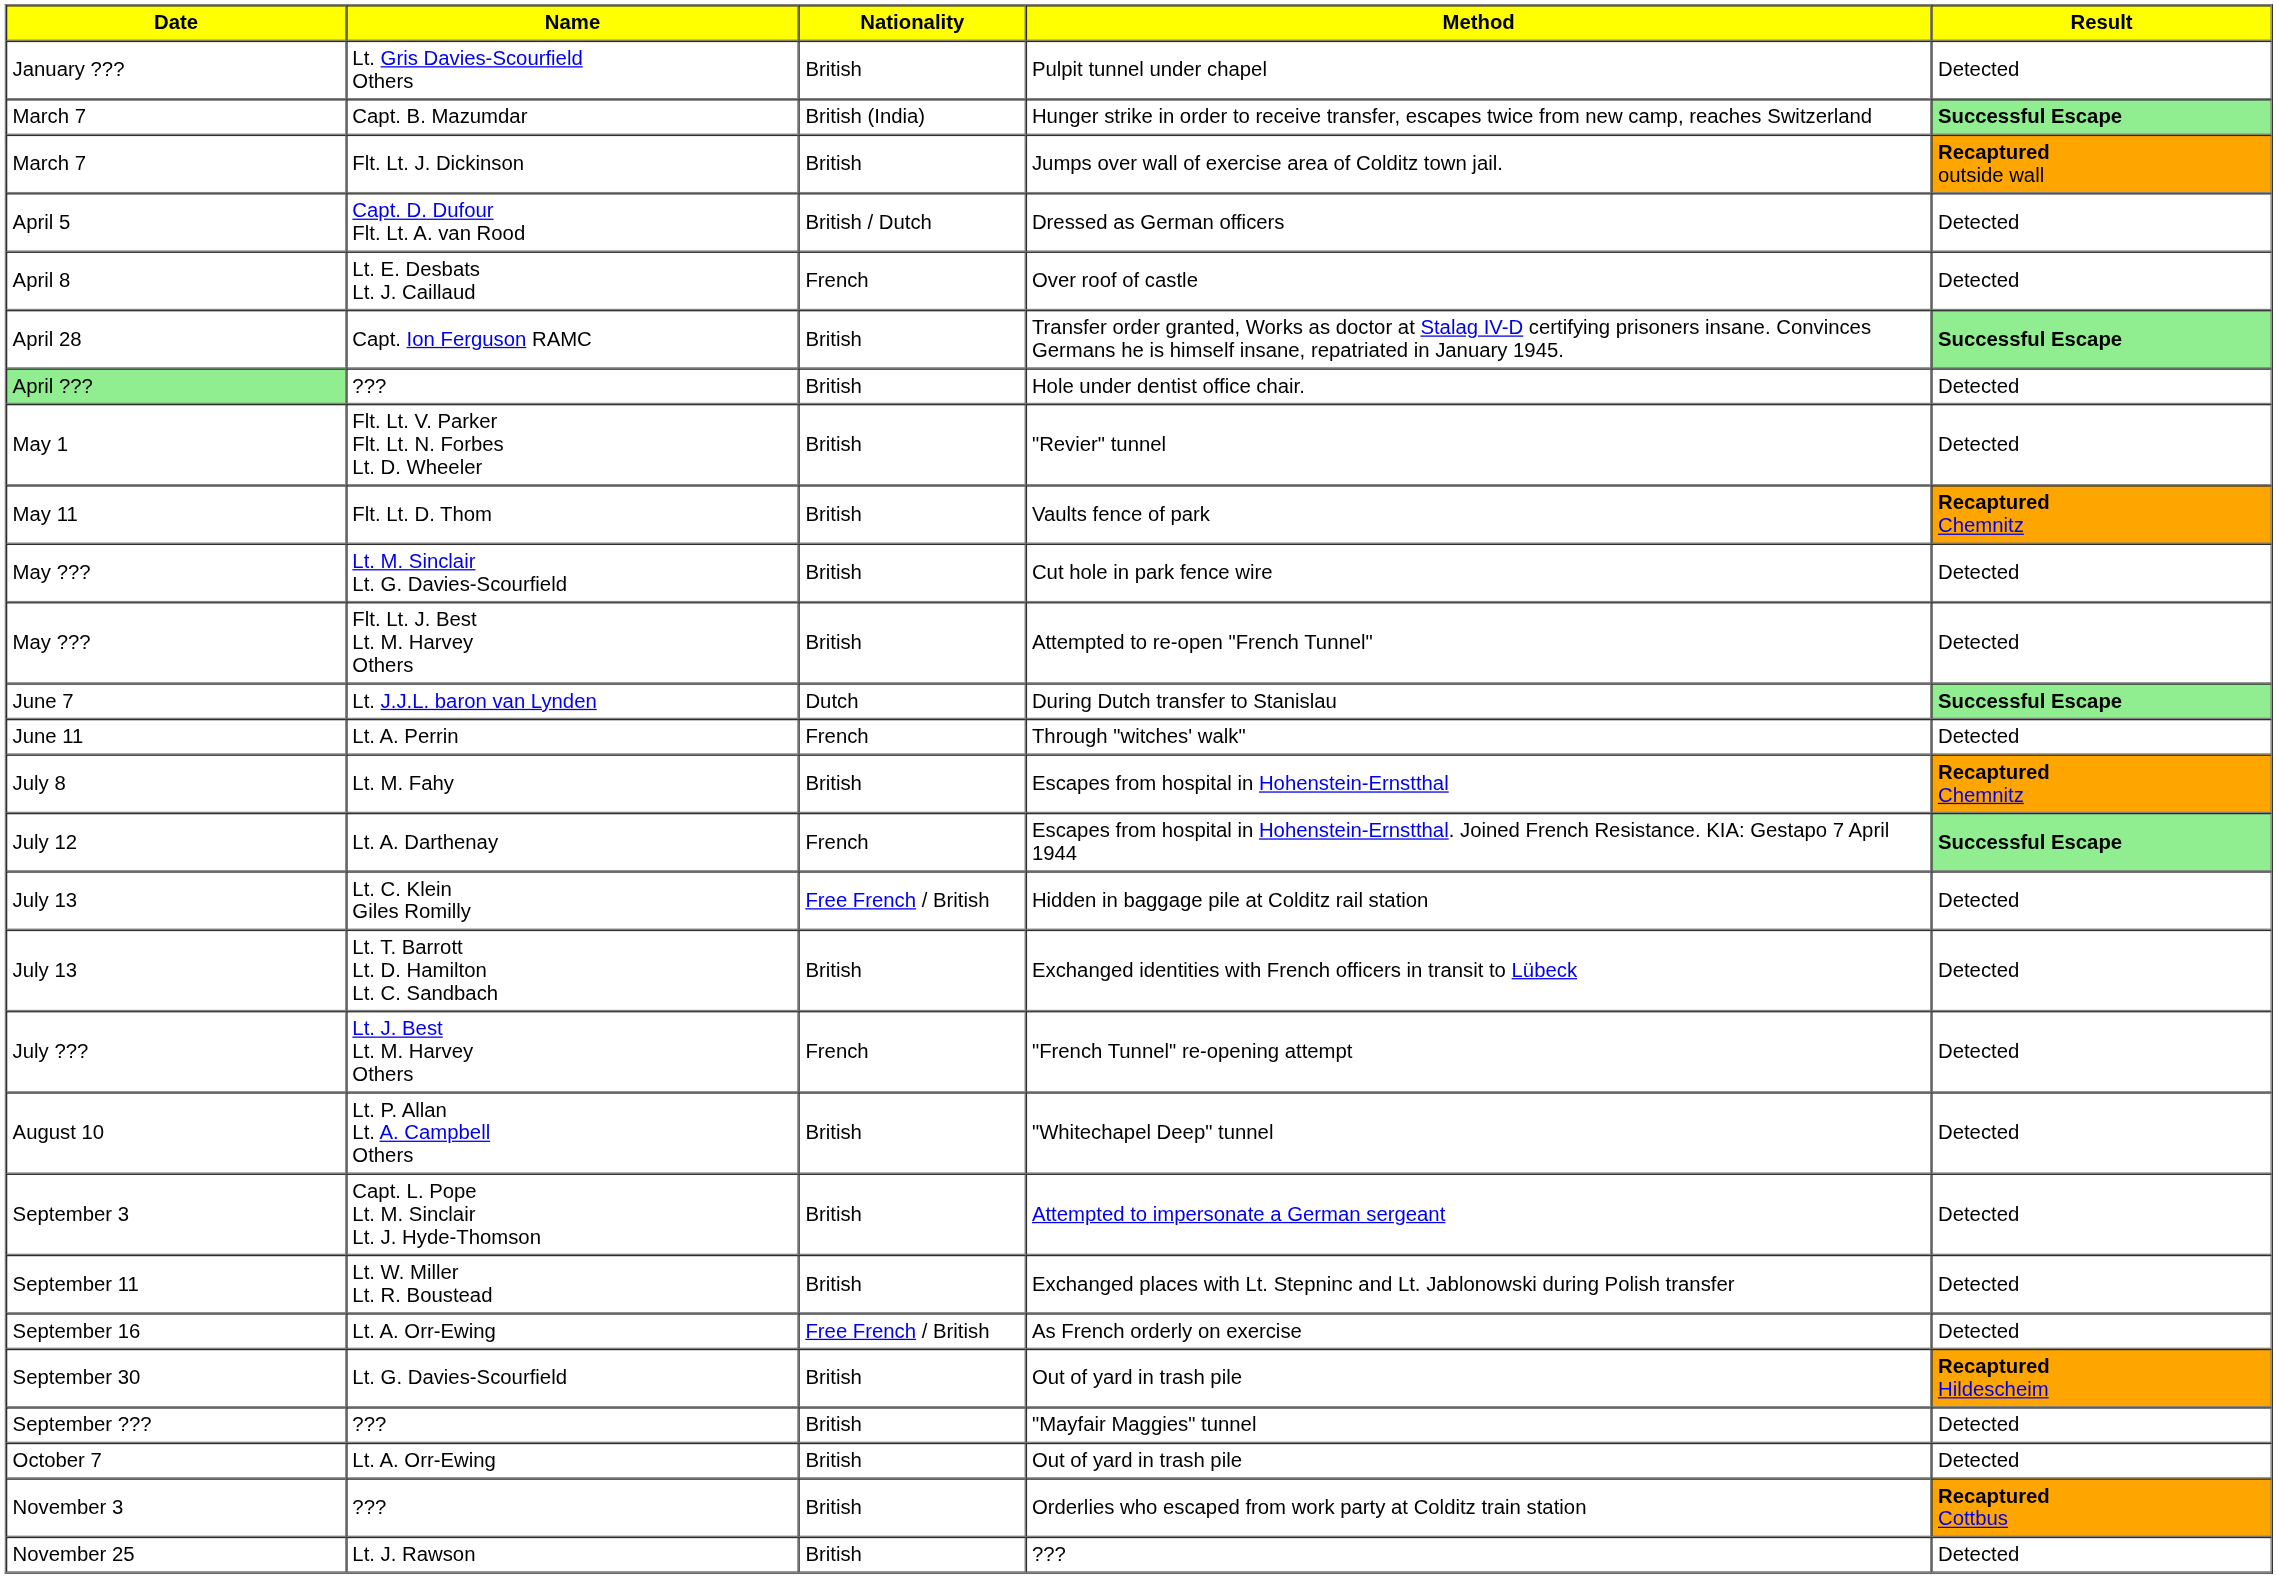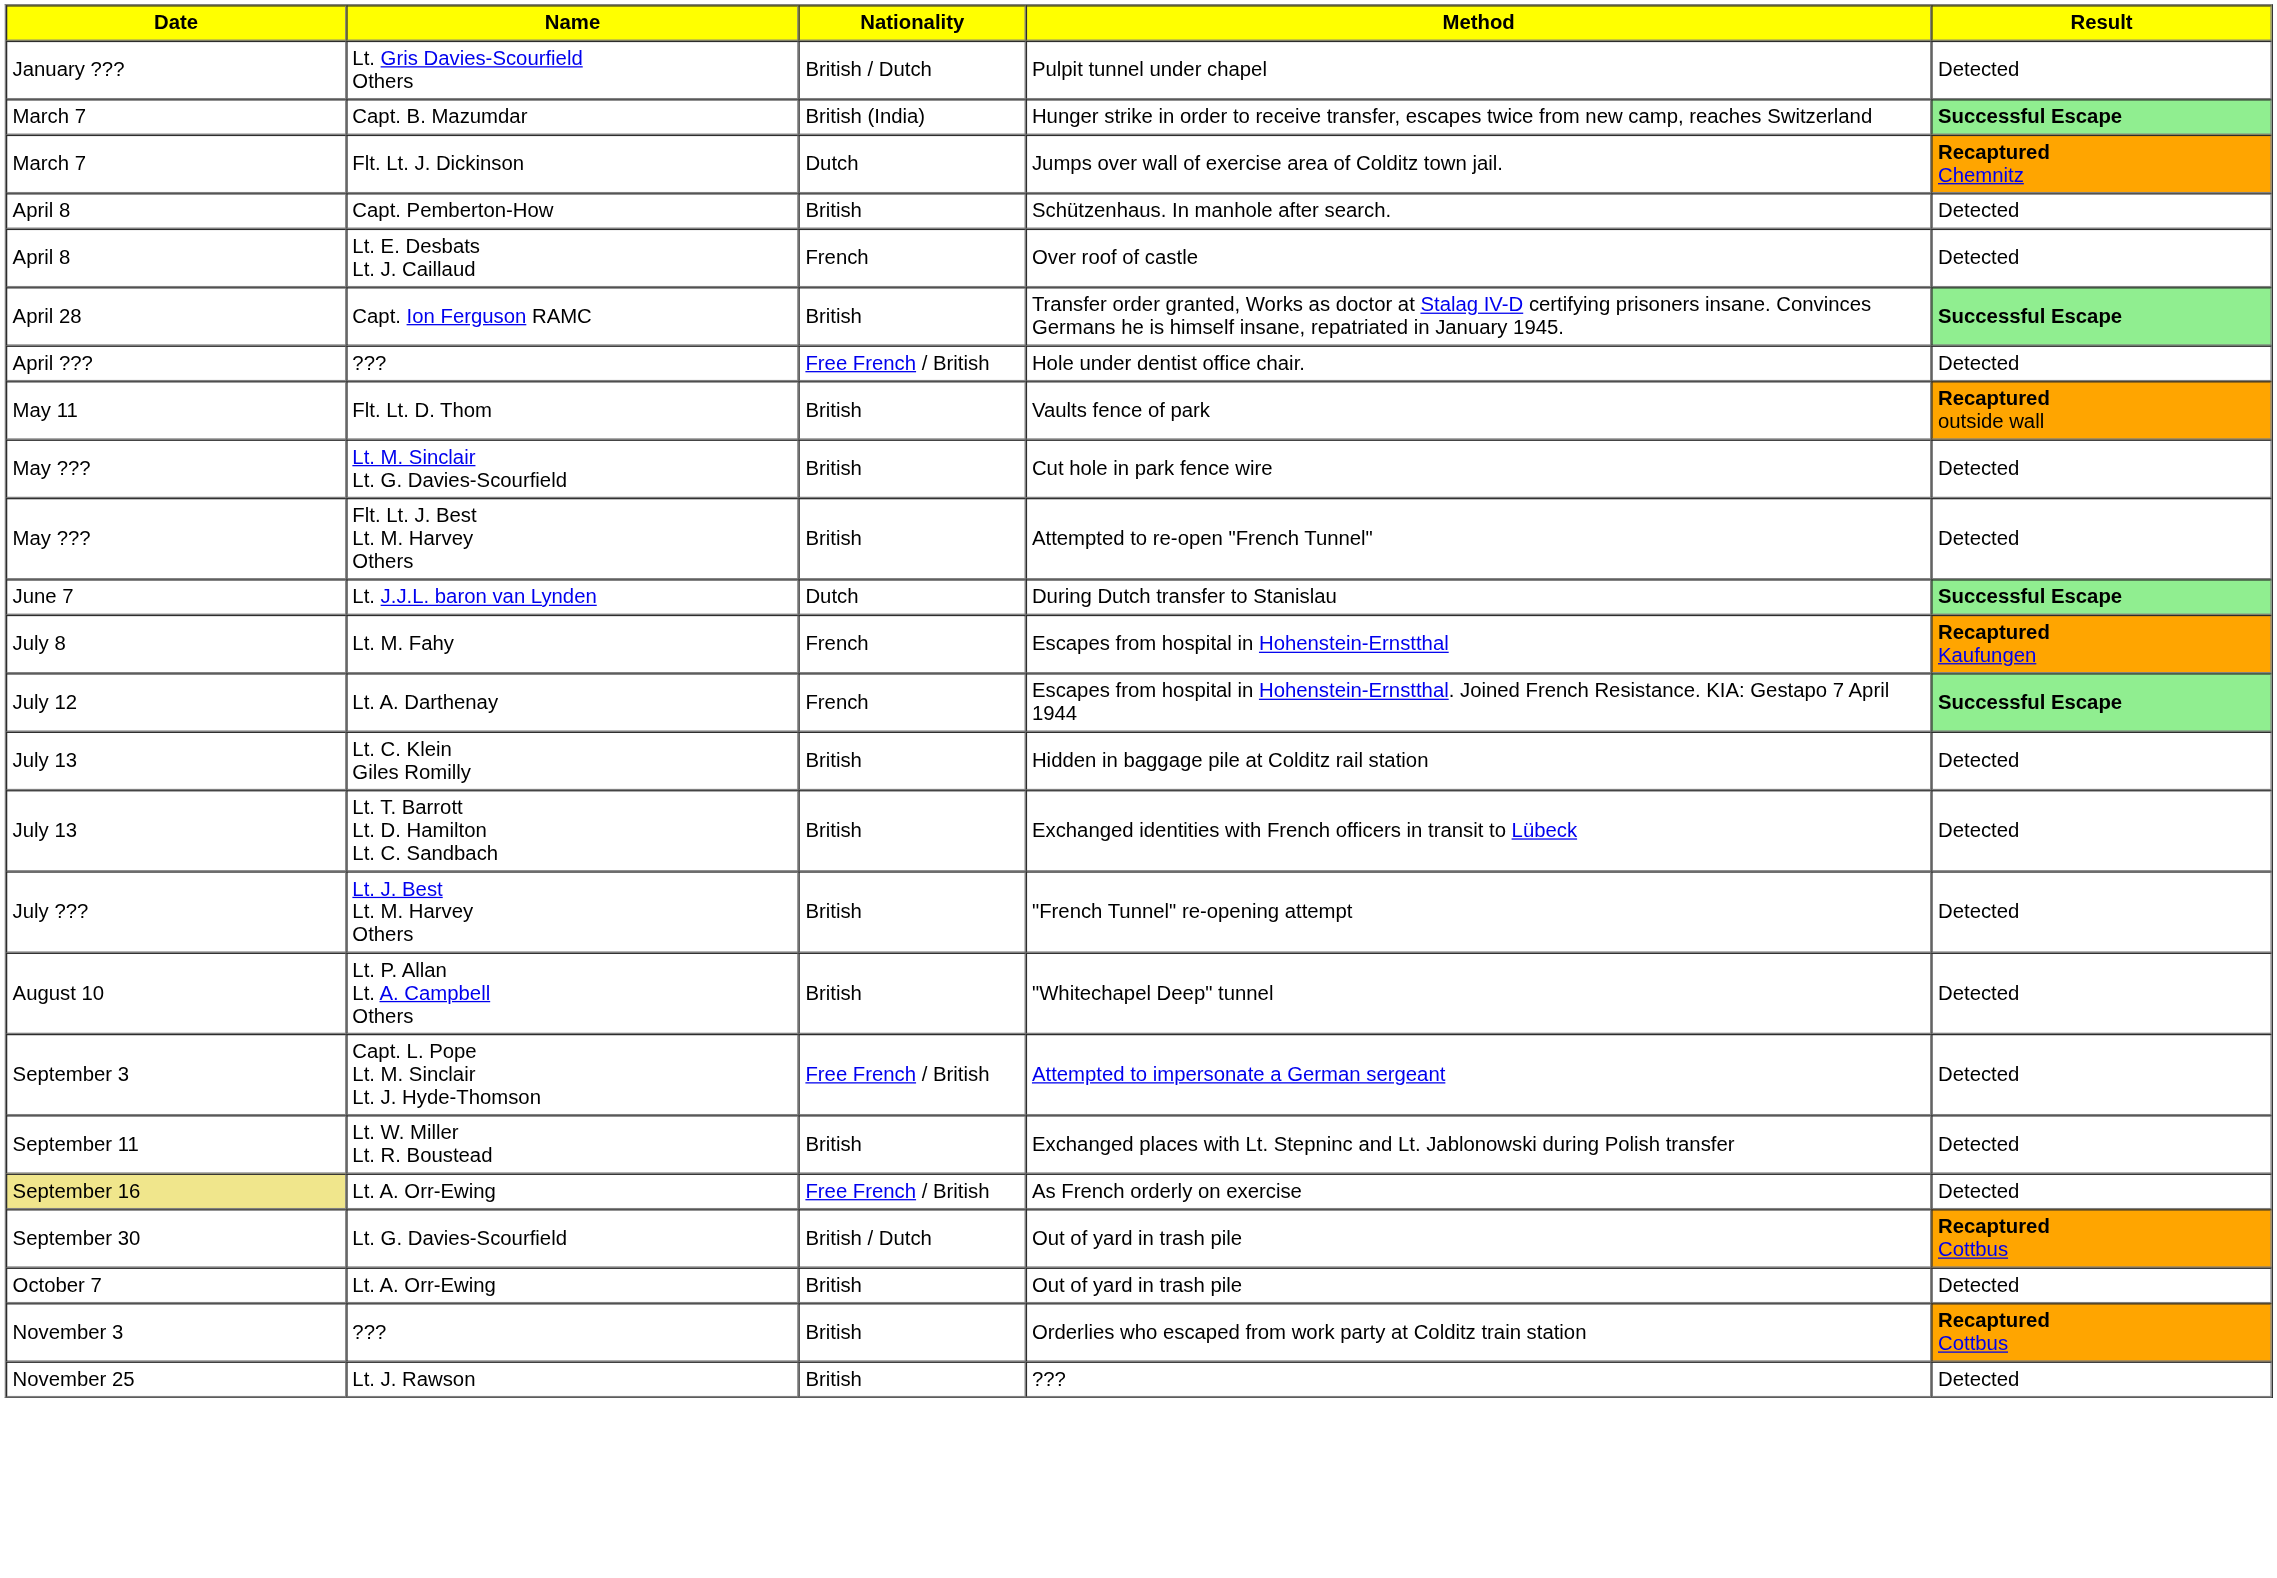(834, 69) British -> (869, 69) British / Dutch
(834, 163) British -> (832, 163) Dutch
(1994, 163) Recaptured outside wall -> (1994, 163) Recaptured Chemnitz
- row: (439, 222)
+ row: (453, 210)
(53, 386) lightgreen background -> (53, 363) no background
(834, 386) British -> (897, 363) Free French / British
- row: (428, 444)
(1994, 514) Recaptured Chemnitz -> (1994, 410) Recaptured outside wall
- row: (405, 736)
(834, 783) British -> (837, 643) French
(1994, 783) Recaptured Chemnitz -> (1994, 643) Recaptured Kaufungen
(897, 900) Free French / British -> (834, 760) British
(837, 1051) French -> (834, 911) British
(834, 1214) British -> (897, 1074) Free French / British
(76, 1331) no background -> (76, 1191) khaki background
(834, 1378) British -> (869, 1238) British / Dutch
(1994, 1378) Recaptured Hildescheim -> (1994, 1238) Recaptured Cottbus
- row: (369, 1424)
